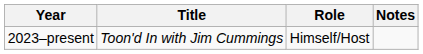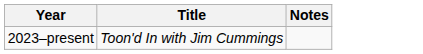- column: (330, 15)
